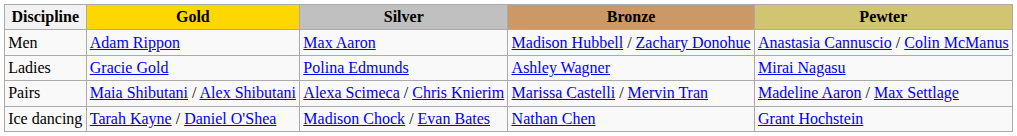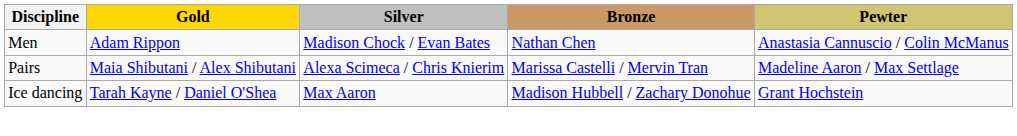(340, 42) Max Aaron -> (397, 42) Madison Chock / Evan Bates
(631, 42) Madison Hubbell / Zachary Donohue -> (554, 42) Nathan Chen
- row: (30, 67)
(397, 118) Madison Chock / Evan Bates -> (340, 93) Max Aaron
(554, 118) Nathan Chen -> (631, 93) Madison Hubbell / Zachary Donohue
